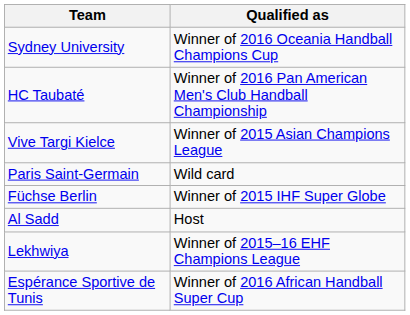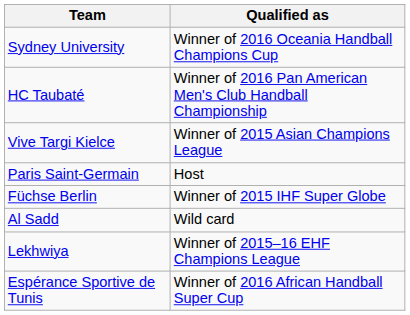(204, 173) Wild card -> (189, 173) Host
(189, 220) Host -> (204, 220) Wild card
